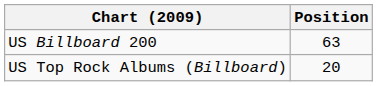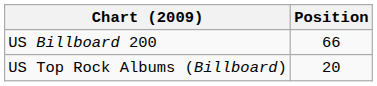(331, 42) 63 -> (331, 42) 66
